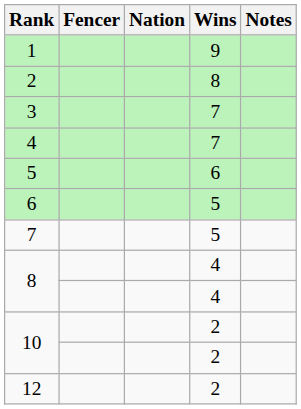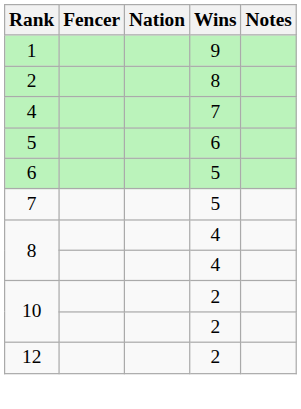- row: (32, 111)
